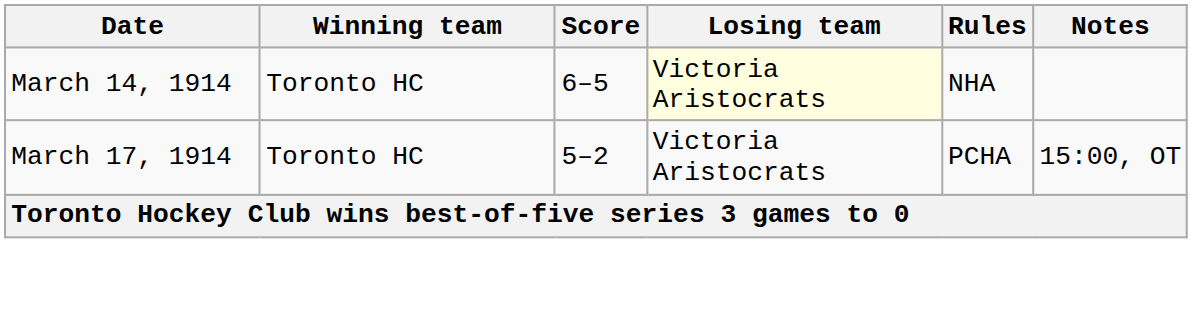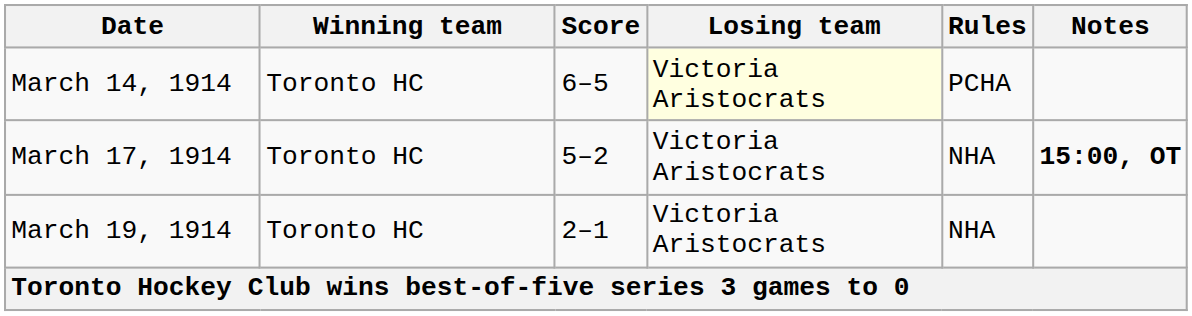(972, 84) NHA -> (980, 84) PCHA
(980, 157) PCHA -> (972, 157) NHA
(1110, 157) normal -> (1110, 157) bold
+ row: (122, 231)
